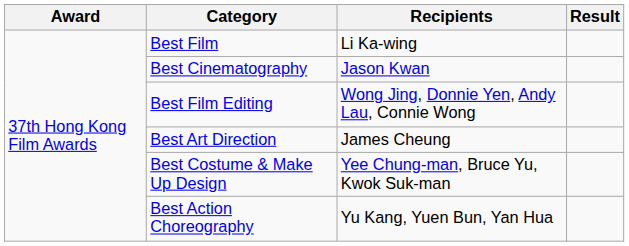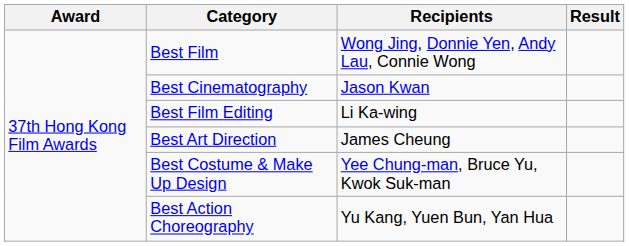(379, 43) Li Ka-wing -> (448, 52) Wong Jing, Donnie Yen, Andy Lau, Connie Wong
(448, 104) Wong Jing, Donnie Yen, Andy Lau, Connie Wong -> (379, 113) Li Ka-wing
